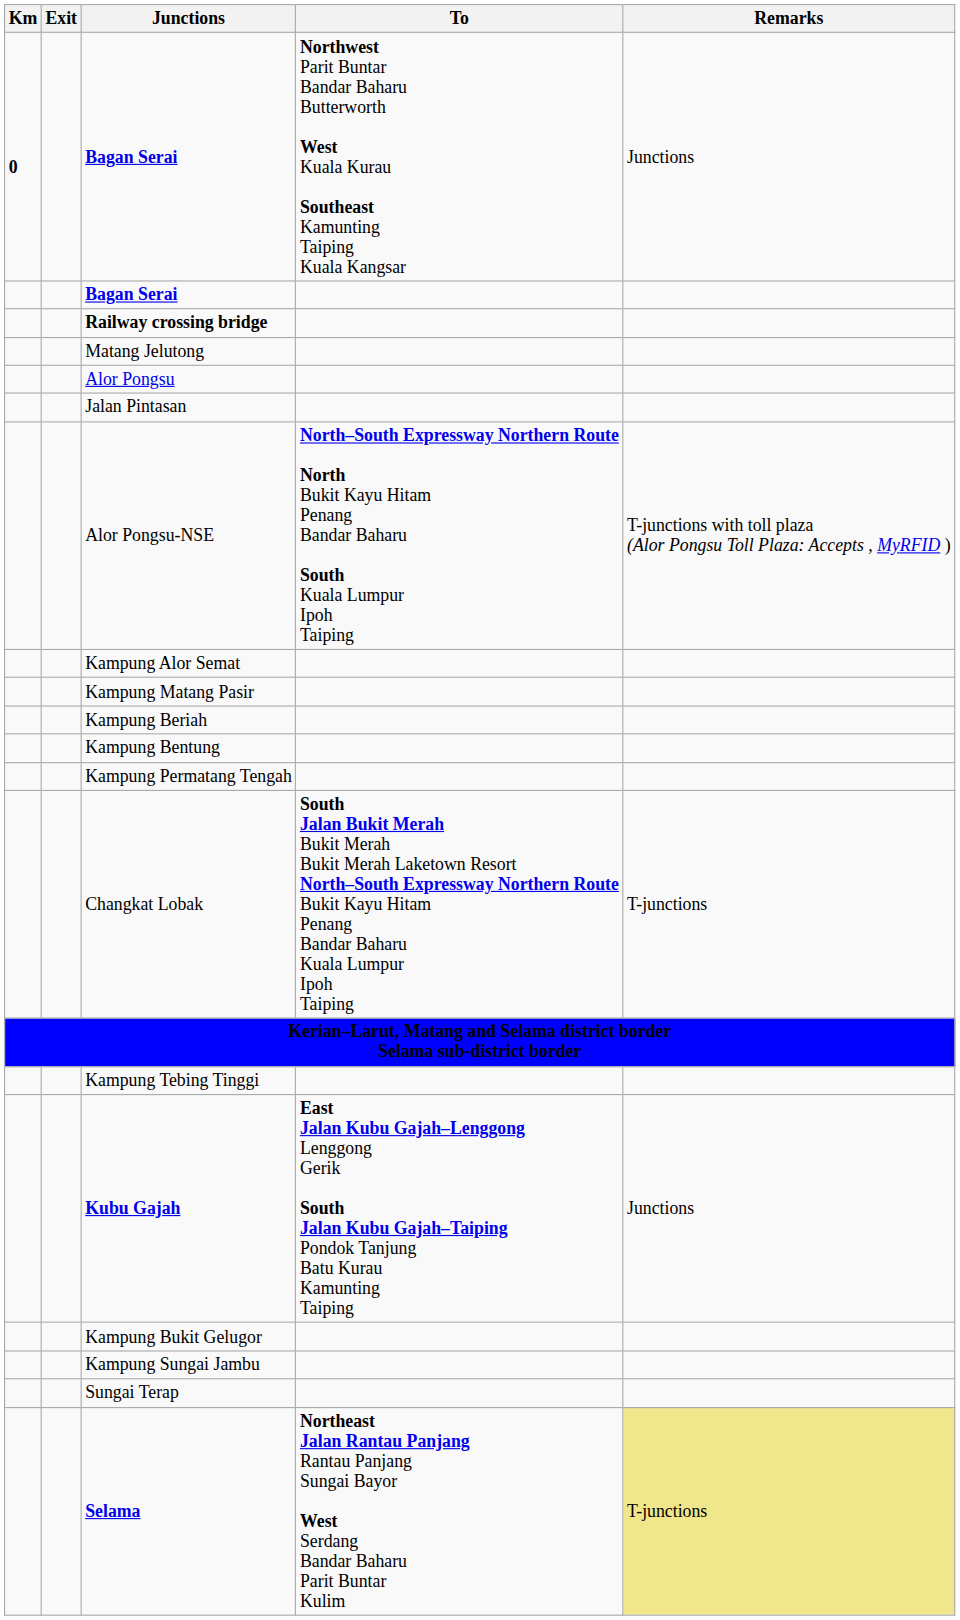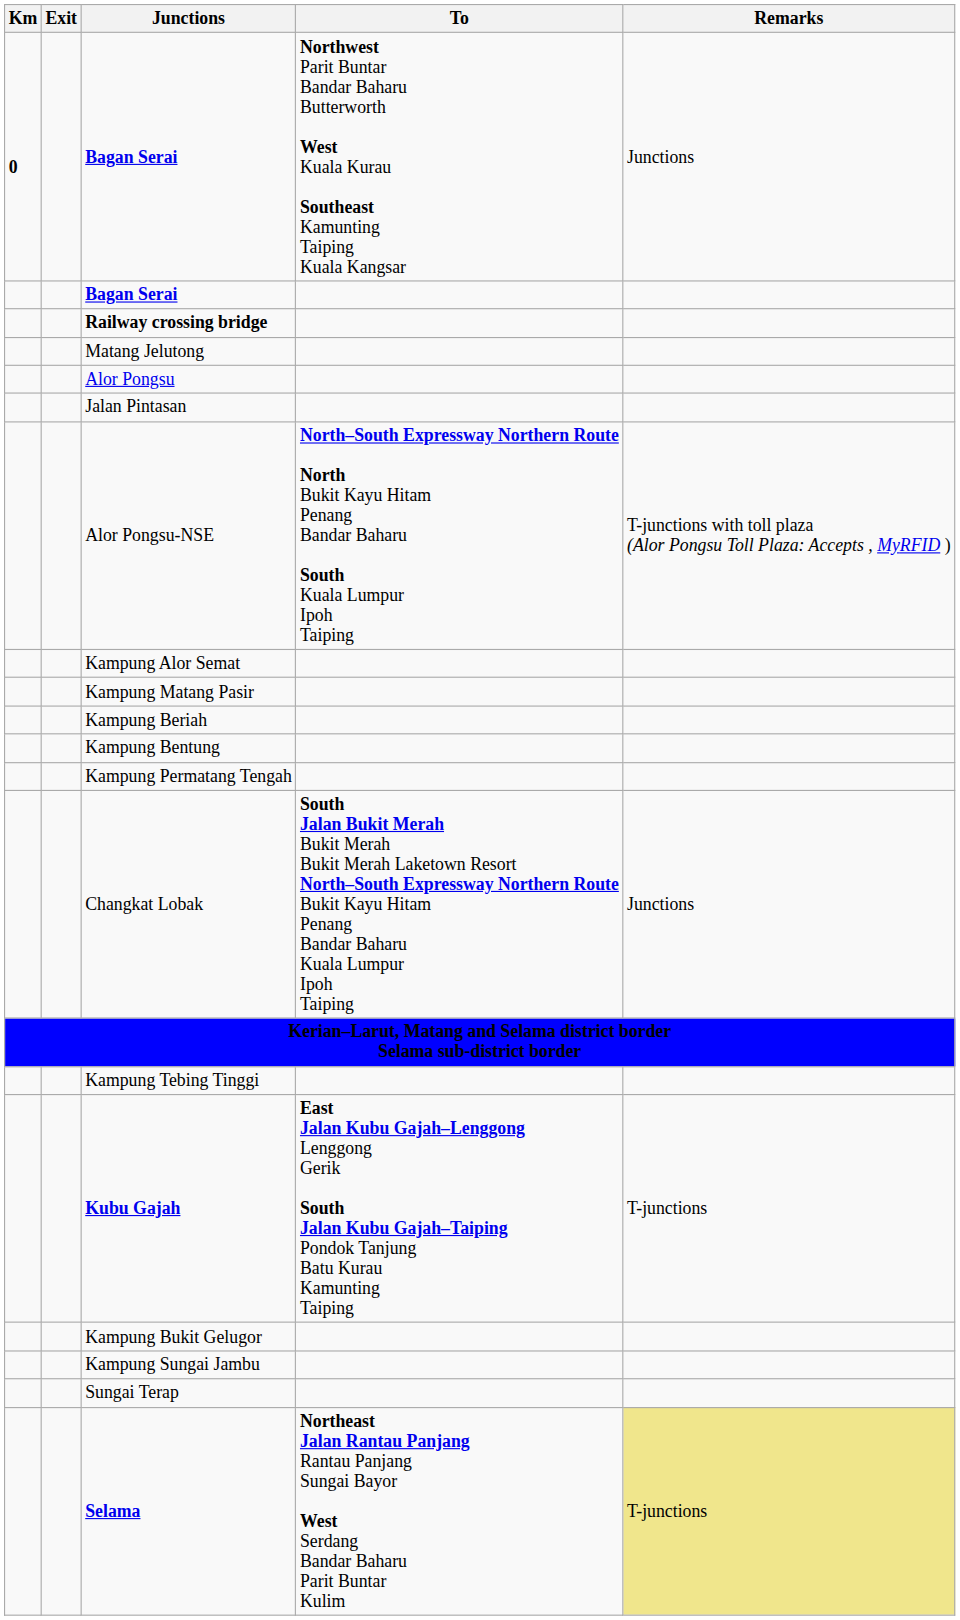(667, 904) T-junctions -> (661, 904) Junctions
(661, 1208) Junctions -> (667, 1208) T-junctions
